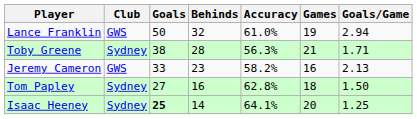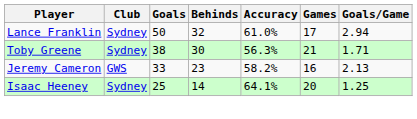(117, 32) GWS -> (127, 32) Sydney
(310, 32) 19 -> (310, 32) 17
(198, 50) 28 -> (198, 50) 30
- row: (41, 86)
(159, 105) bold -> (159, 86) normal
